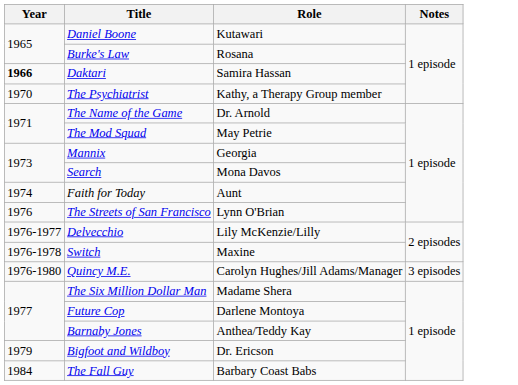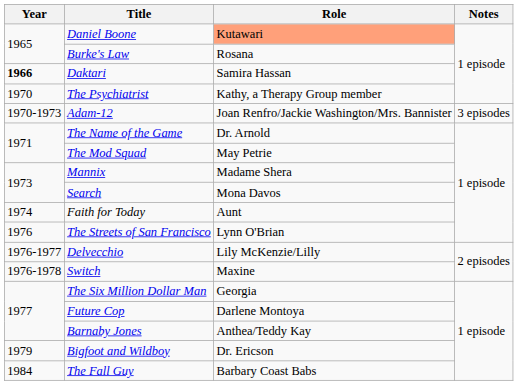(240, 34) no background -> (240, 34) lightsalmon background
+ row: (90, 113)
(237, 152) Georgia -> (254, 172) Madame Shera
- row: (99, 271)
(254, 291) Madame Shera -> (237, 291) Georgia
